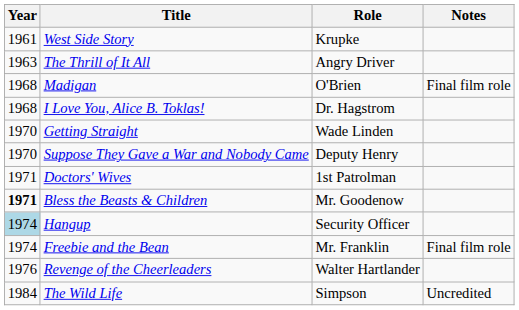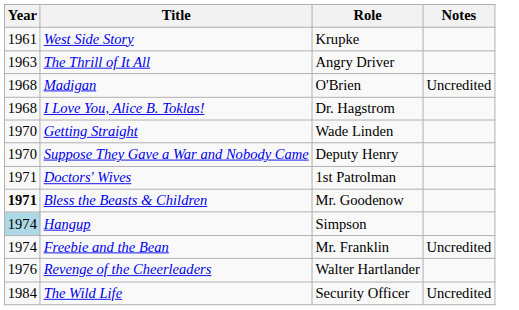(469, 85) Final film role -> (459, 85) Uncredited
(362, 223) Security Officer -> (341, 223) Simpson
(469, 246) Final film role -> (459, 246) Uncredited
(341, 293) Simpson -> (362, 293) Security Officer
